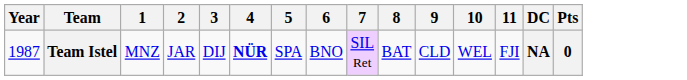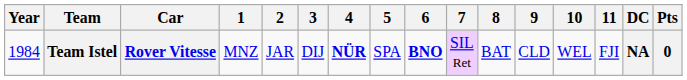+ column: (170, 17)
(24, 52) 1987 -> (24, 52) 1984
(326, 52) normal -> (425, 52) bold
